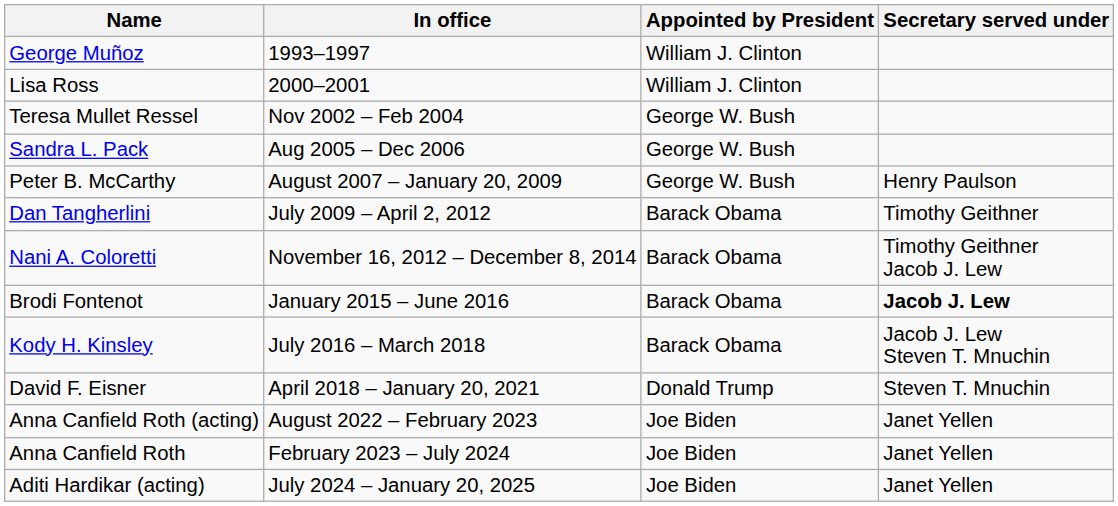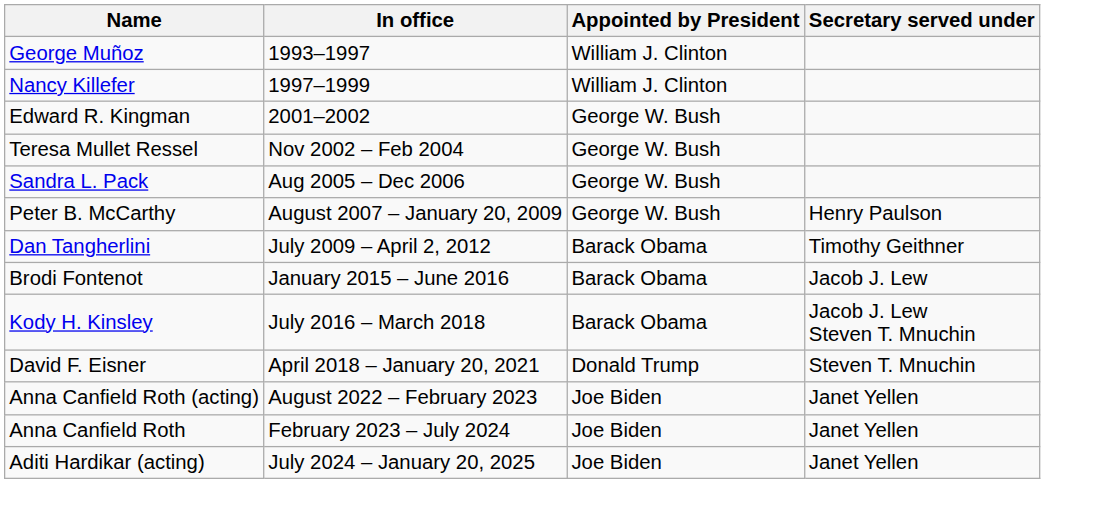+ row: (72, 85)
- row: (54, 85)
+ row: (100, 117)
- row: (83, 257)
(947, 301) bold -> (868, 278) normal
